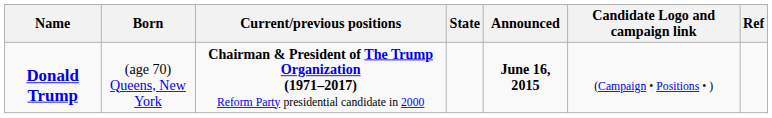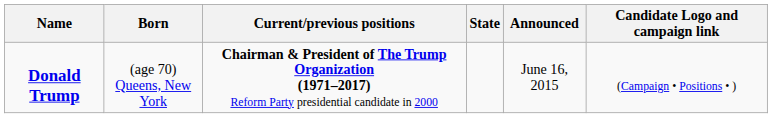- column: (754, 23)
(525, 77) bold -> (545, 77) normal
